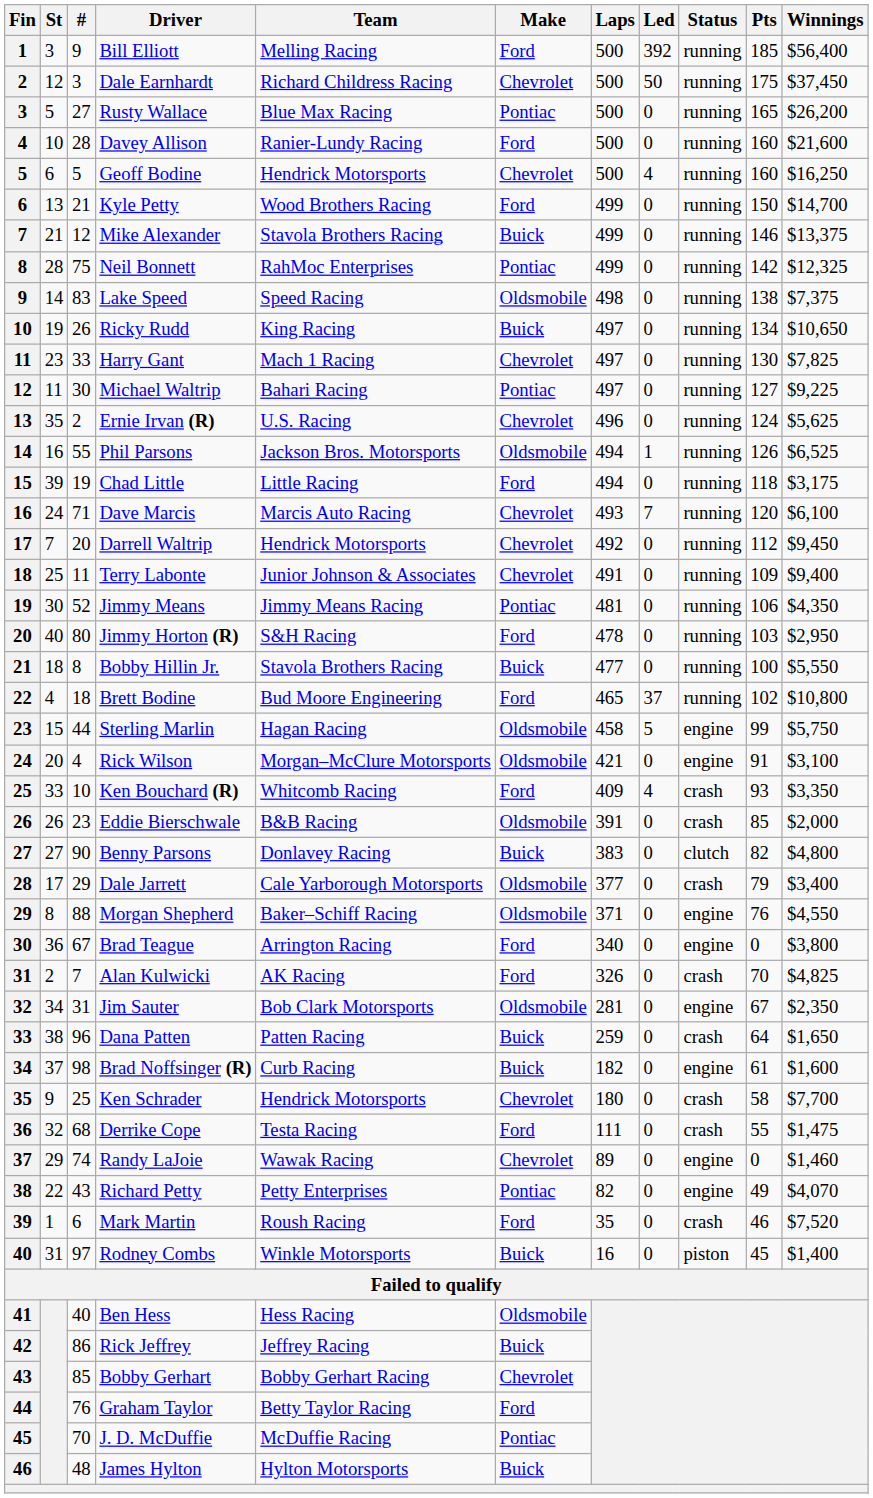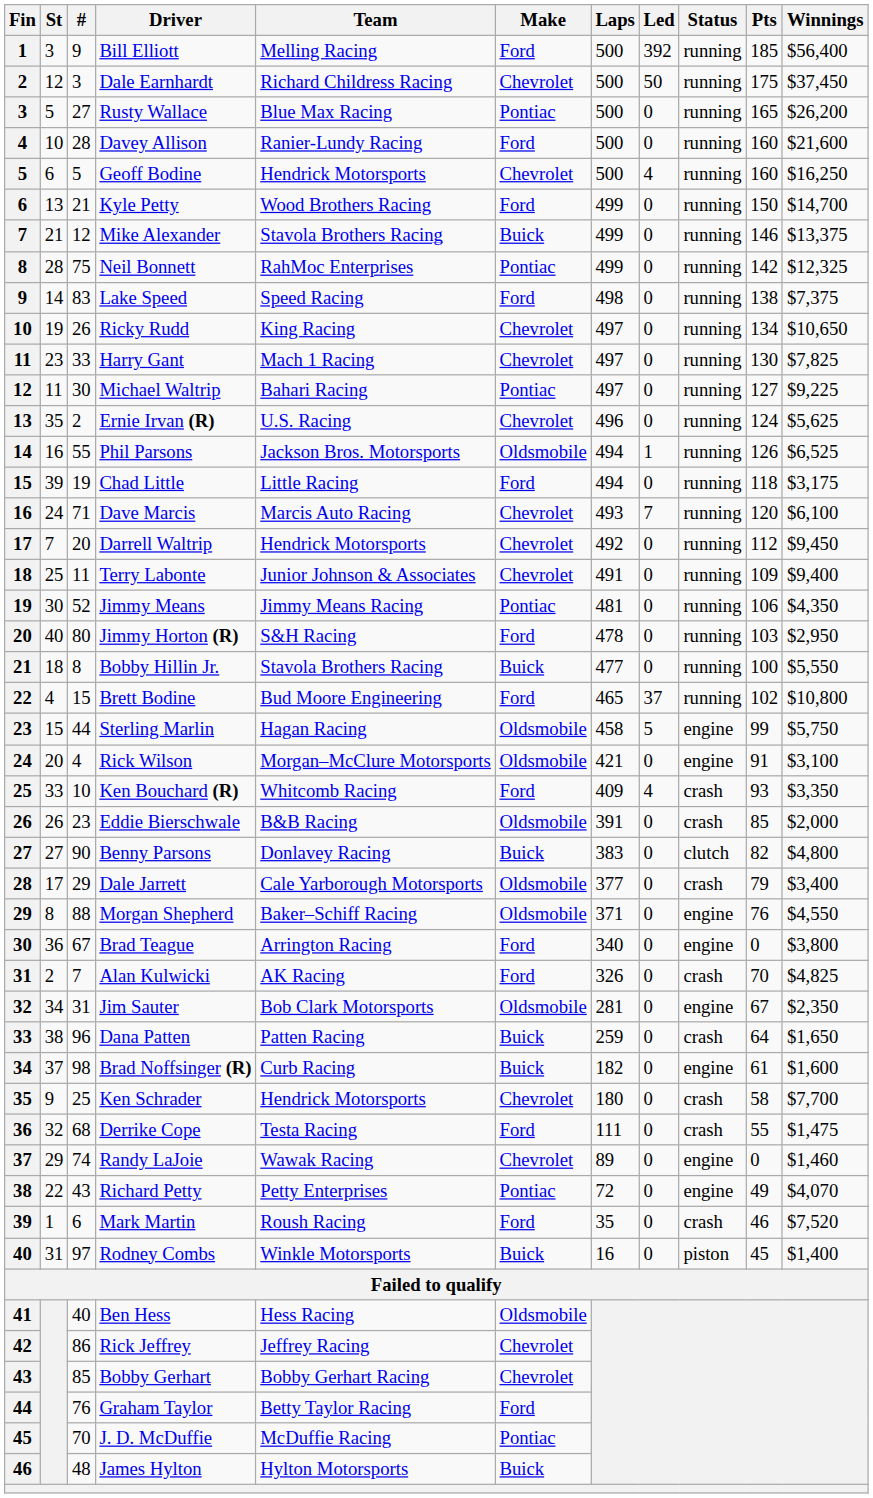(543, 297) Oldsmobile -> (517, 297) Ford
(522, 328) Buick -> (536, 328) Chevrolet
(81, 698) 18 -> (81, 698) 15
(605, 1191) 82 -> (605, 1191) 72
(522, 1345) Buick -> (536, 1345) Chevrolet
